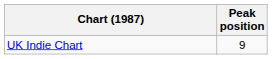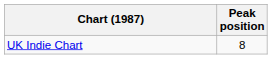(242, 44) 9 -> (242, 44) 8
